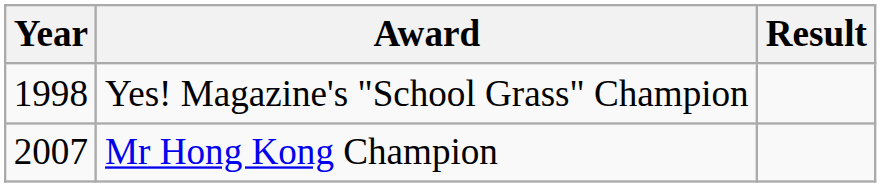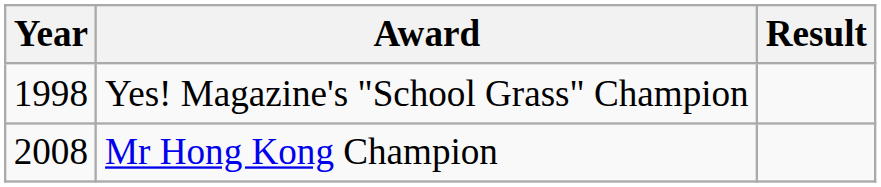(51, 151) 2007 -> (51, 151) 2008
